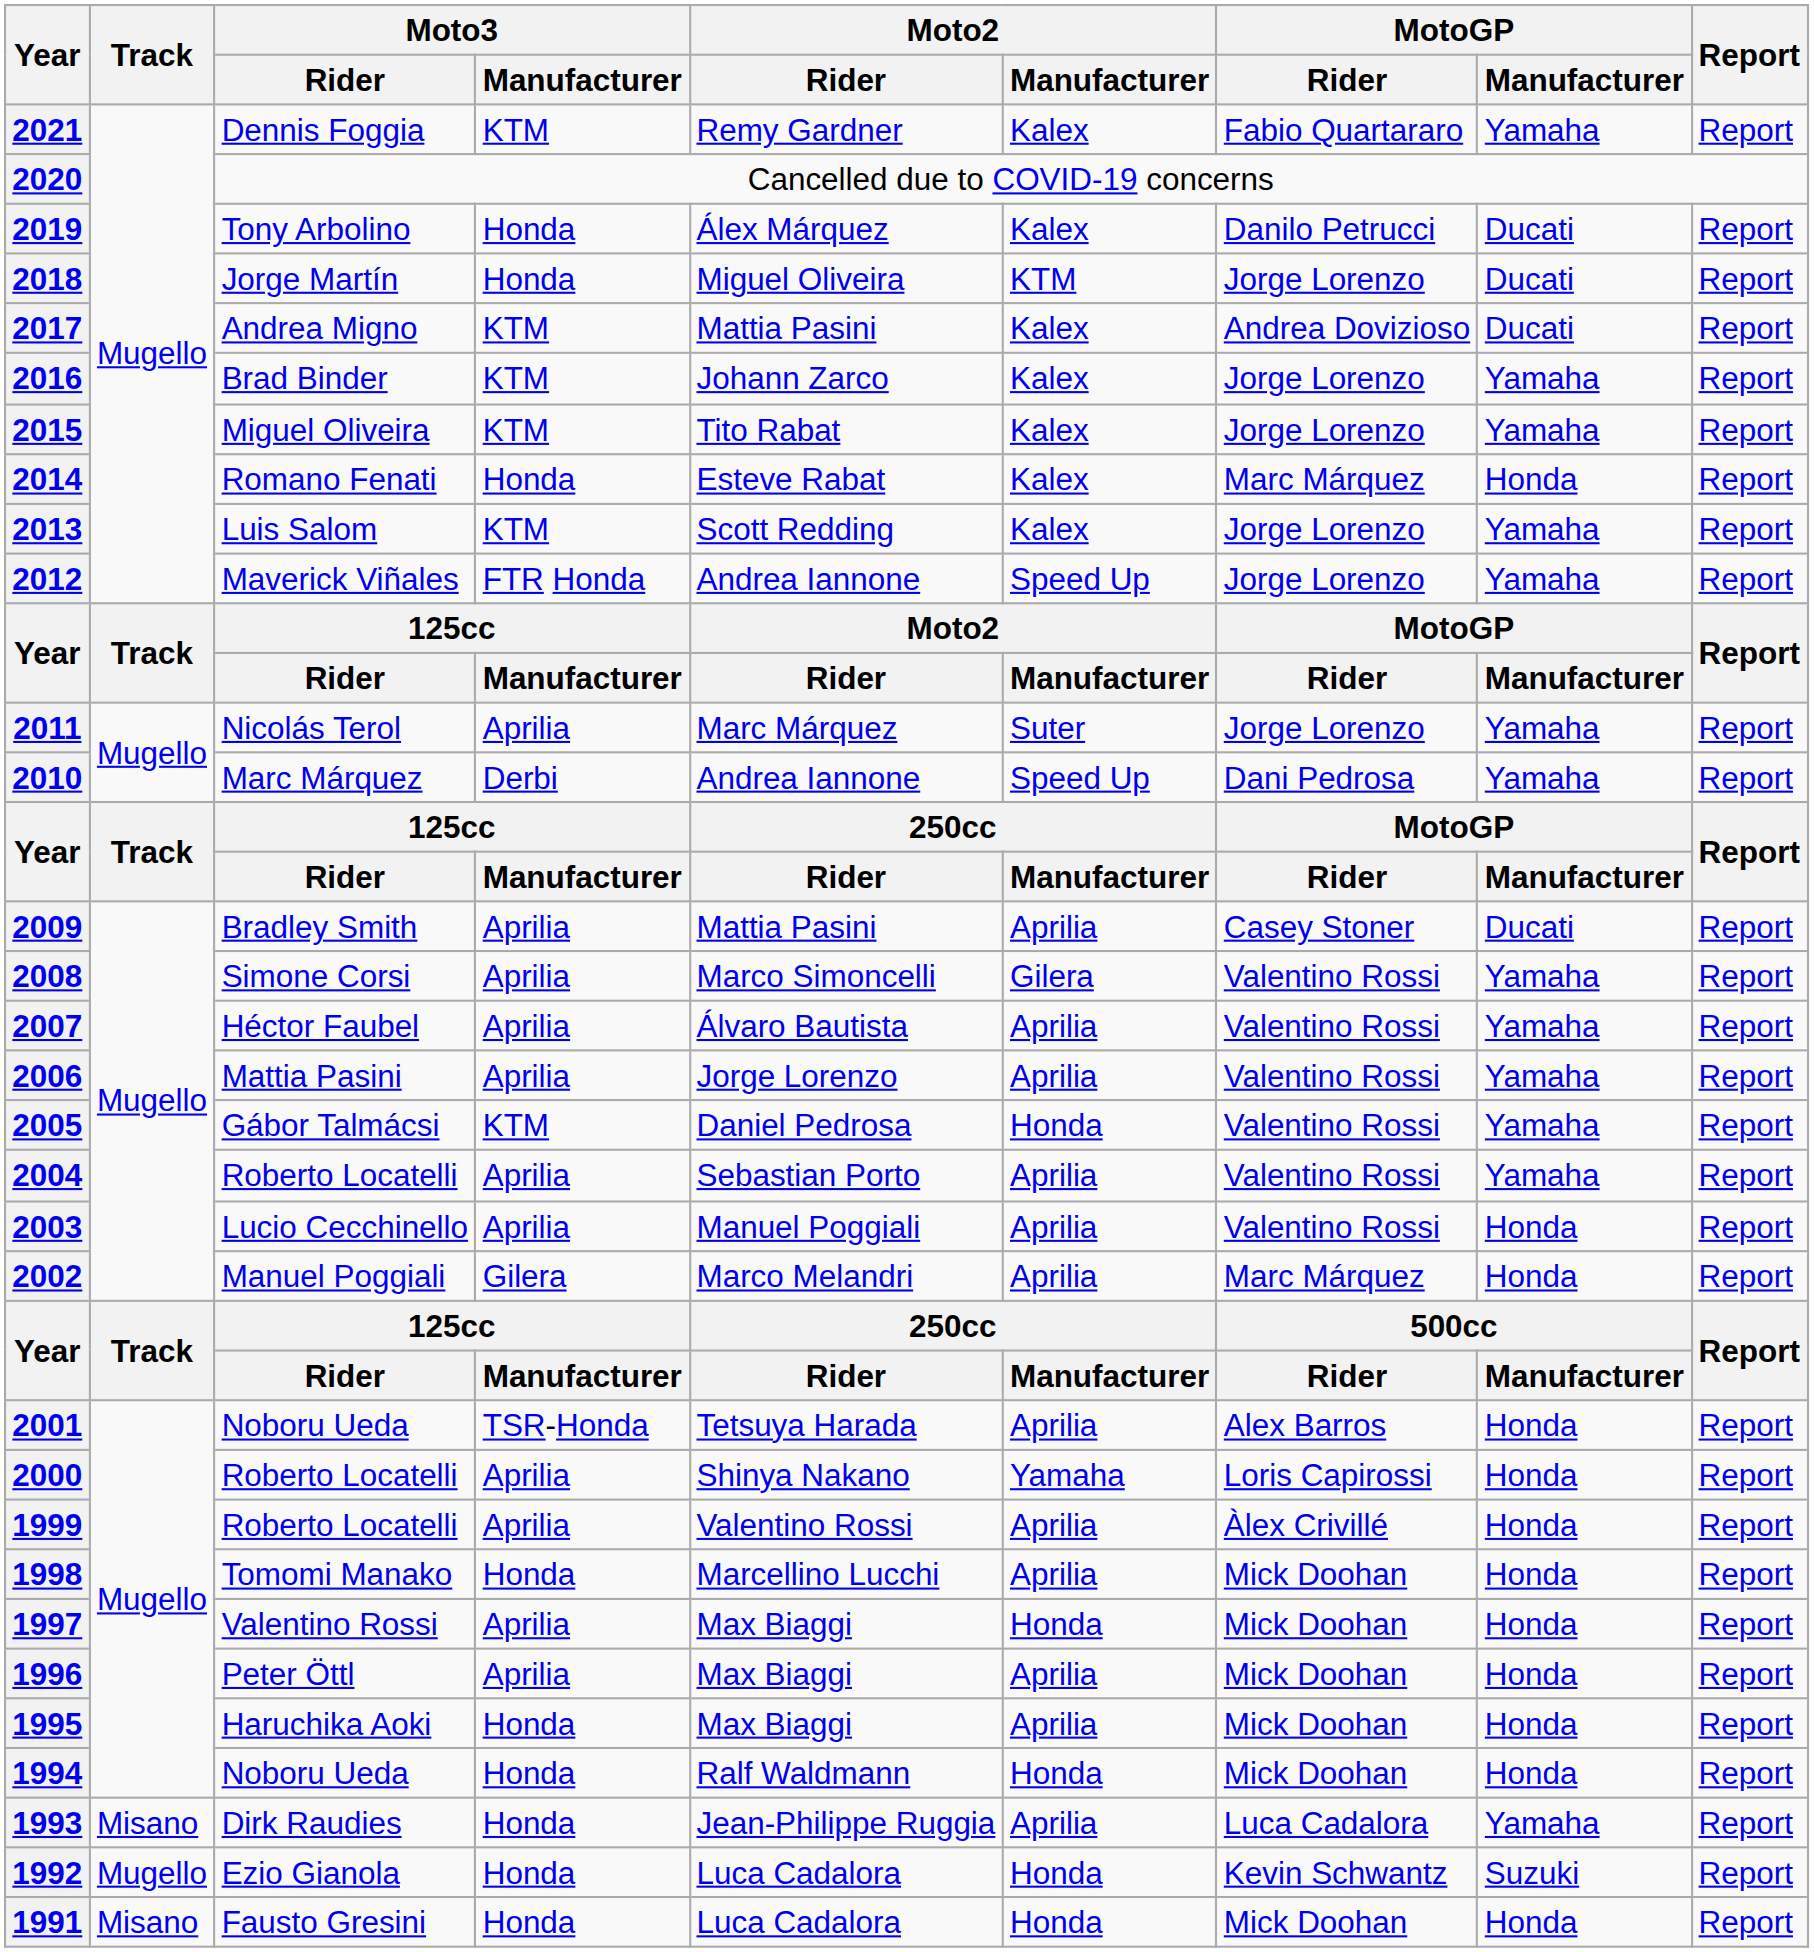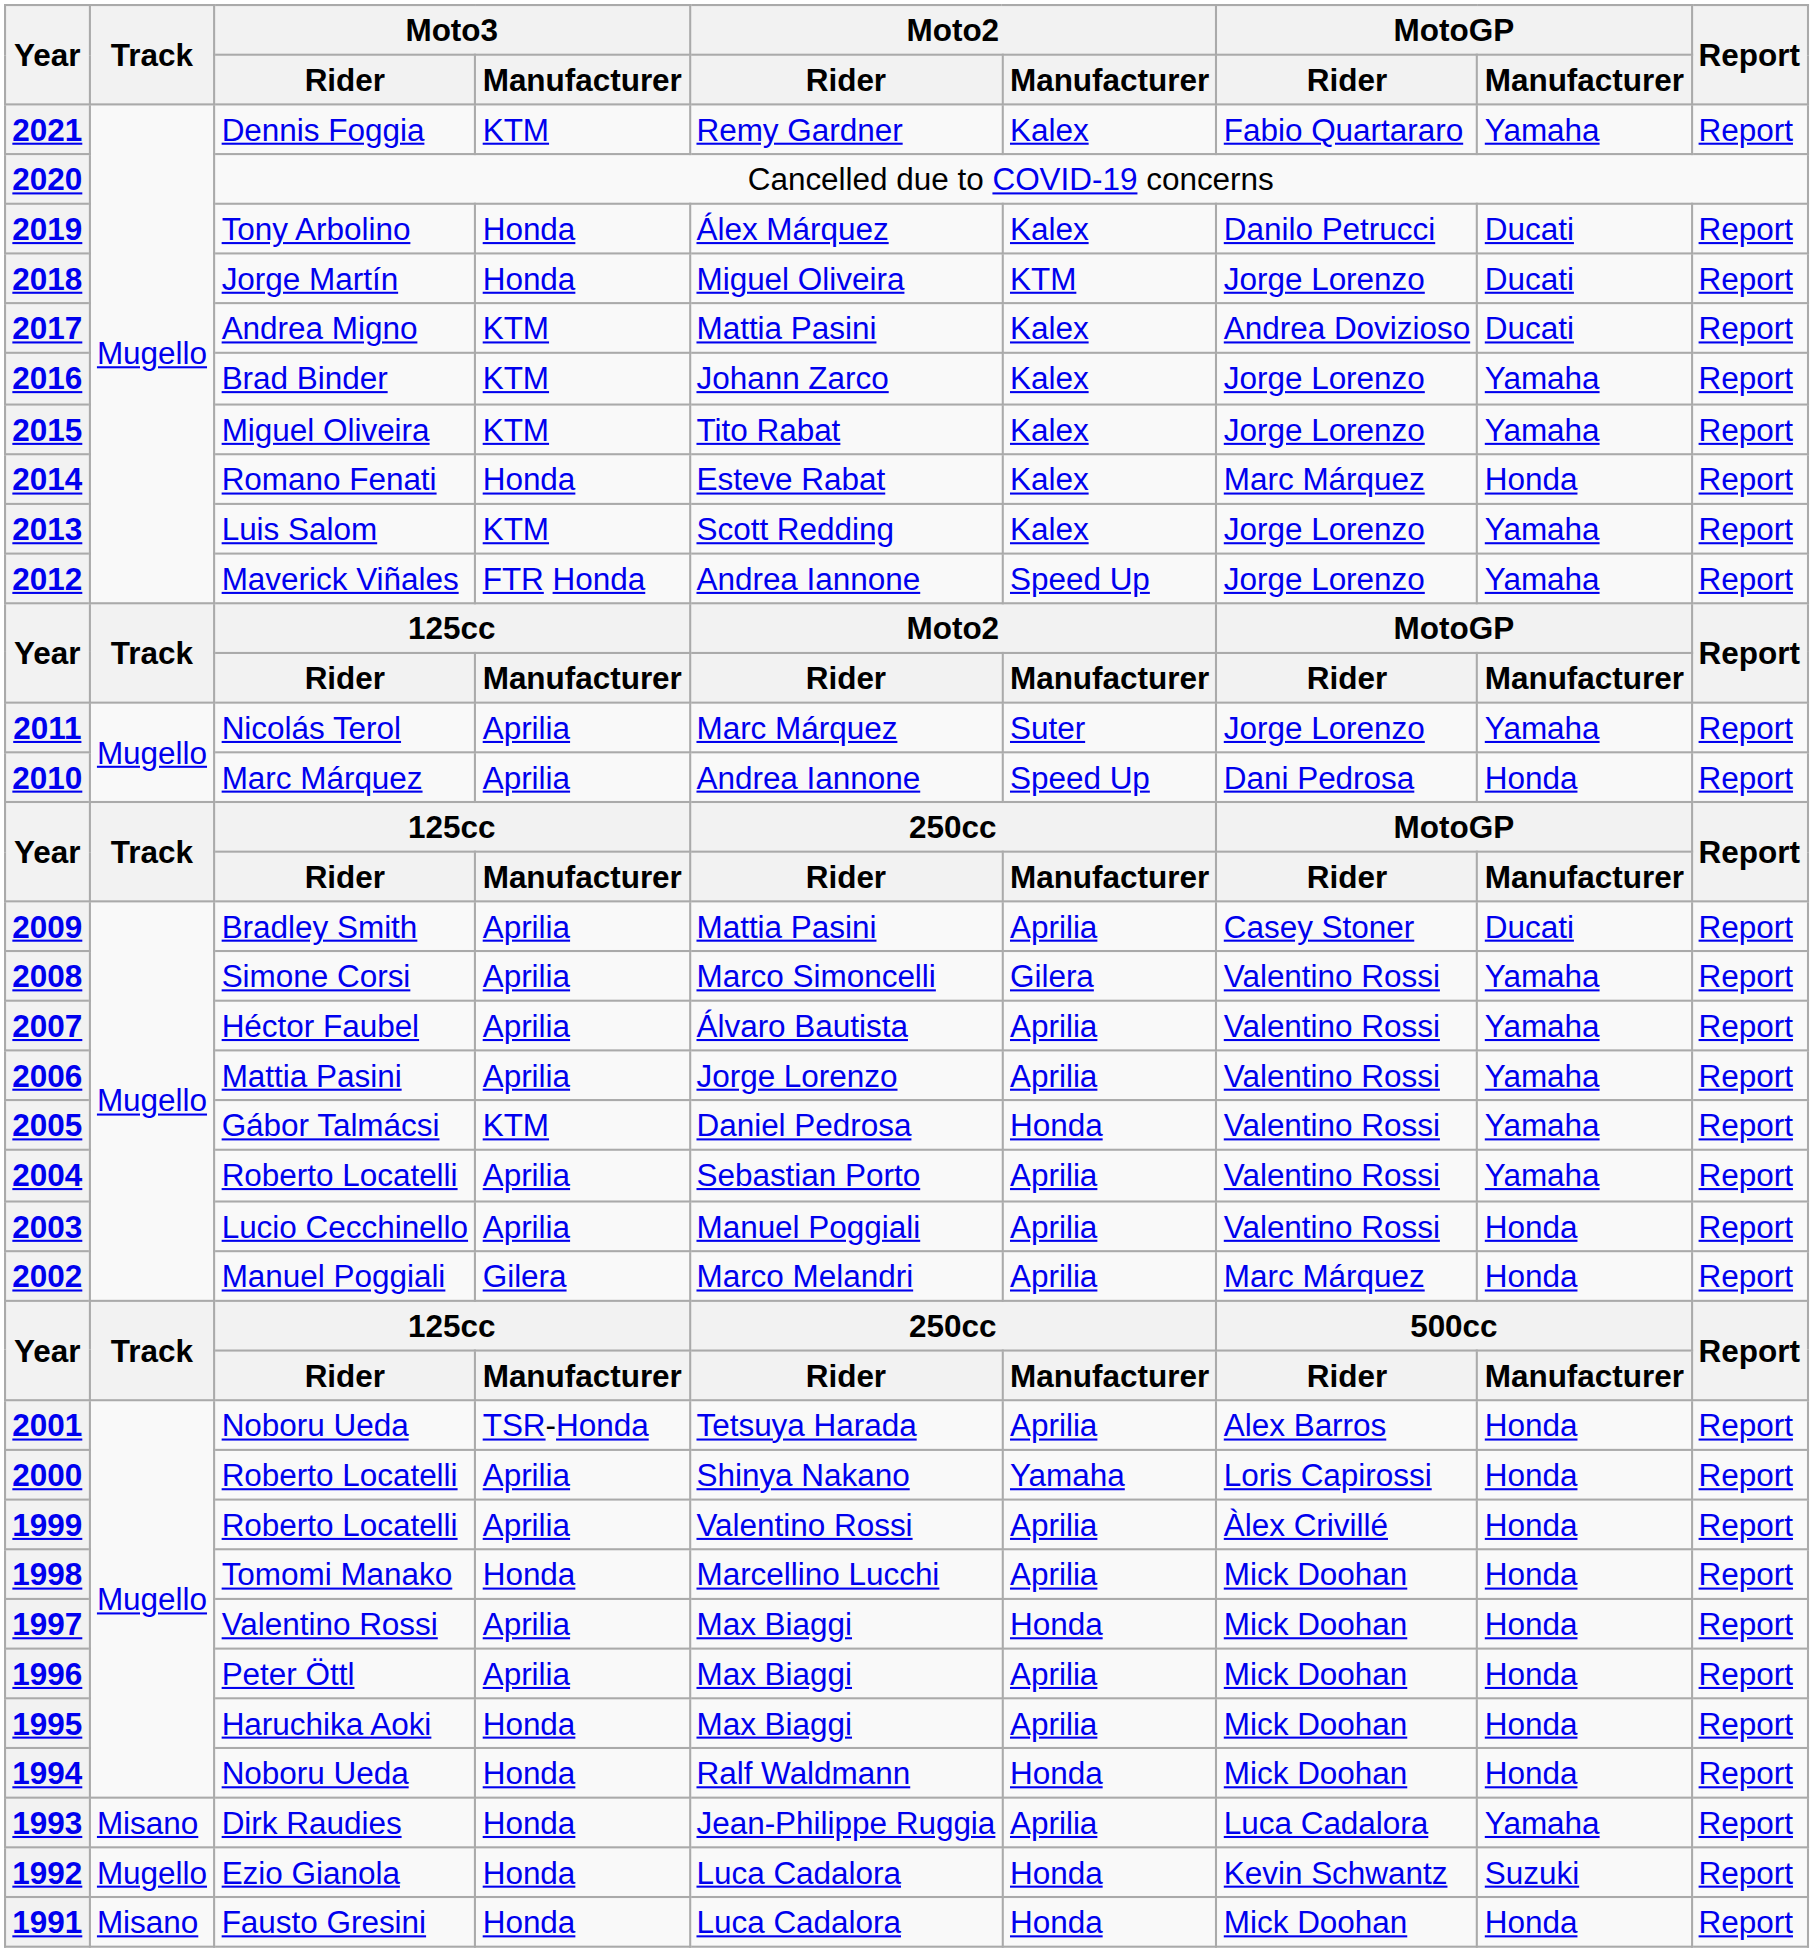(520, 777) Derbi -> (526, 777) Aprilia
(1542, 777) Yamaha -> (1531, 777) Honda
